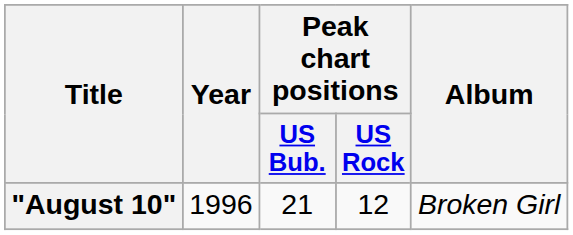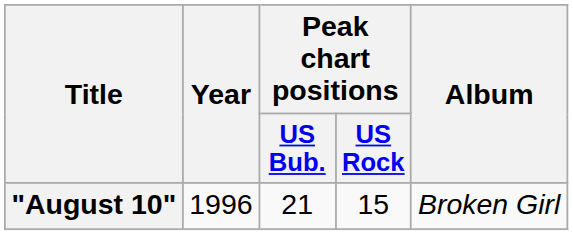(373, 205) 12 -> (373, 205) 15
